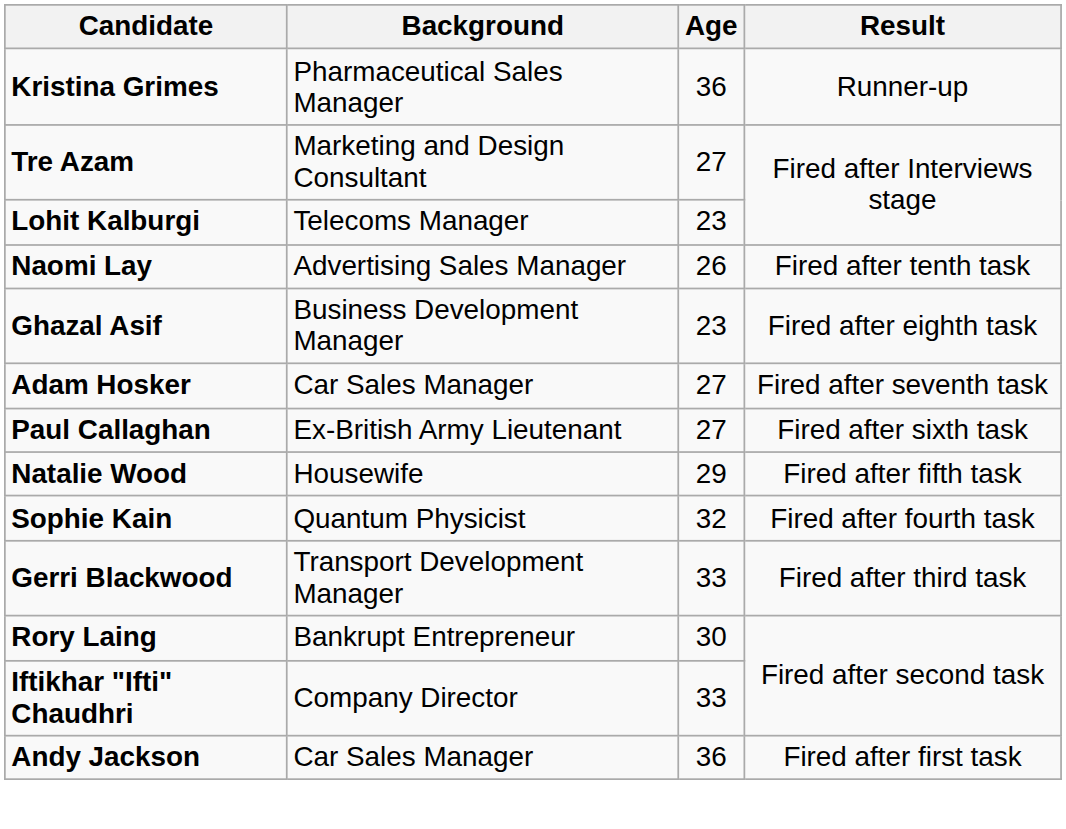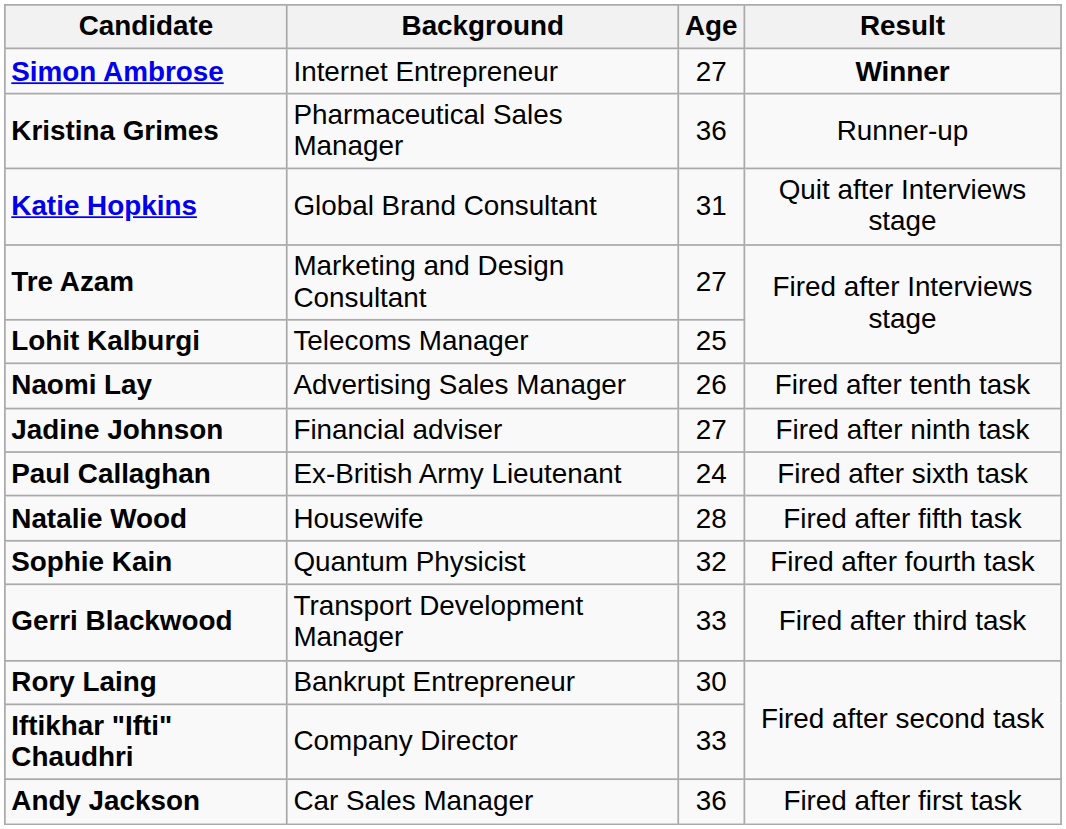+ row: (118, 70)
+ row: (104, 206)
(711, 221) 23 -> (711, 341) 25
+ row: (117, 429)
- row: (87, 325)
- row: (101, 385)
(711, 429) 27 -> (711, 473) 24
(711, 473) 29 -> (711, 517) 28
